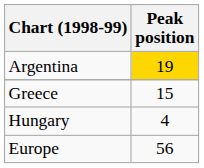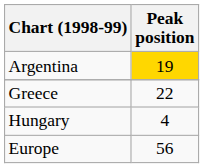(165, 93) 15 -> (165, 93) 22
